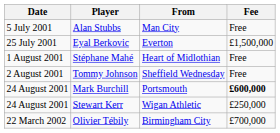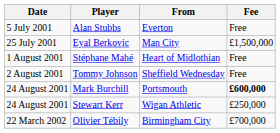(161, 27) Man City -> (157, 27) Everton
(157, 43) Everton -> (161, 43) Man City
